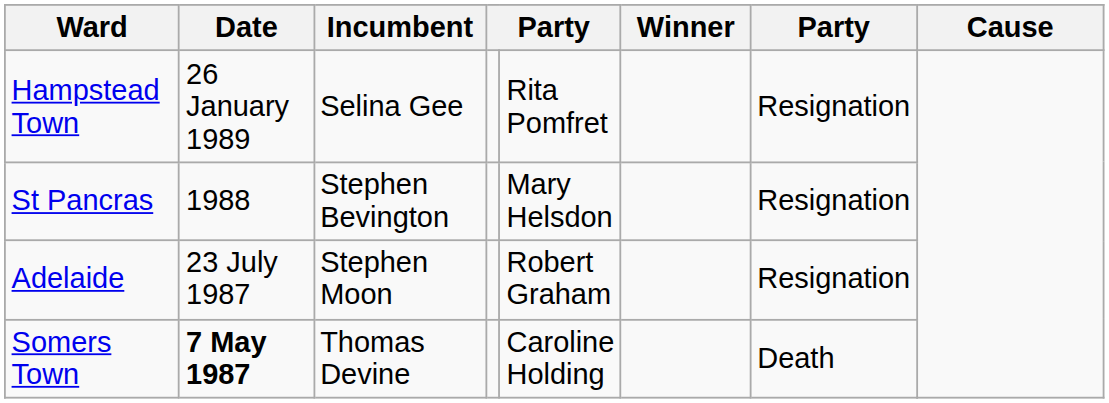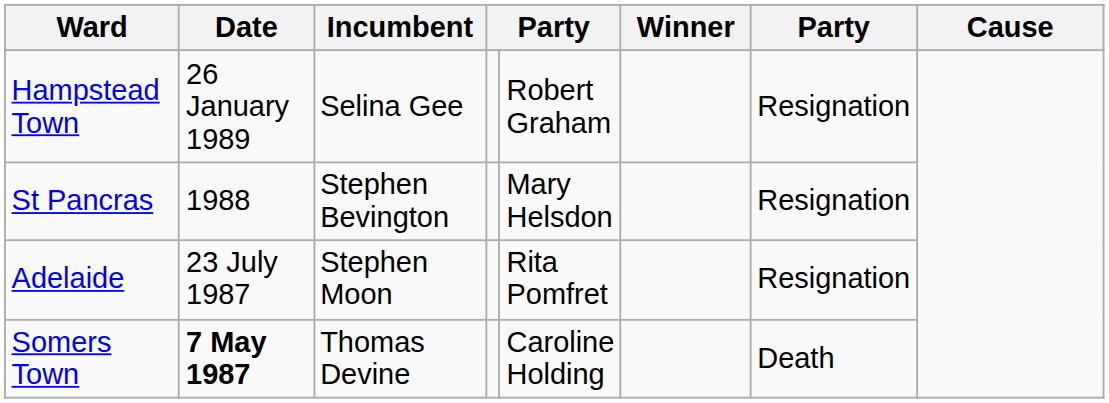(557, 105) Rita Pomfret -> (559, 105) Robert Graham
(559, 279) Robert Graham -> (557, 279) Rita Pomfret
